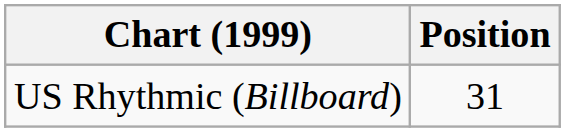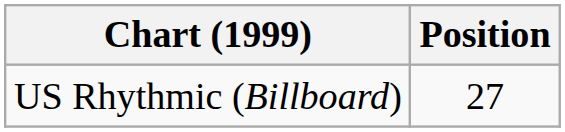(485, 95) 31 -> (485, 95) 27
